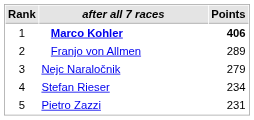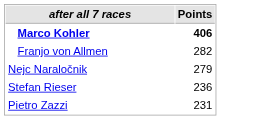- column: (22, 14)
(236, 51) 289 -> (203, 51) 282
(236, 87) 234 -> (203, 87) 236
